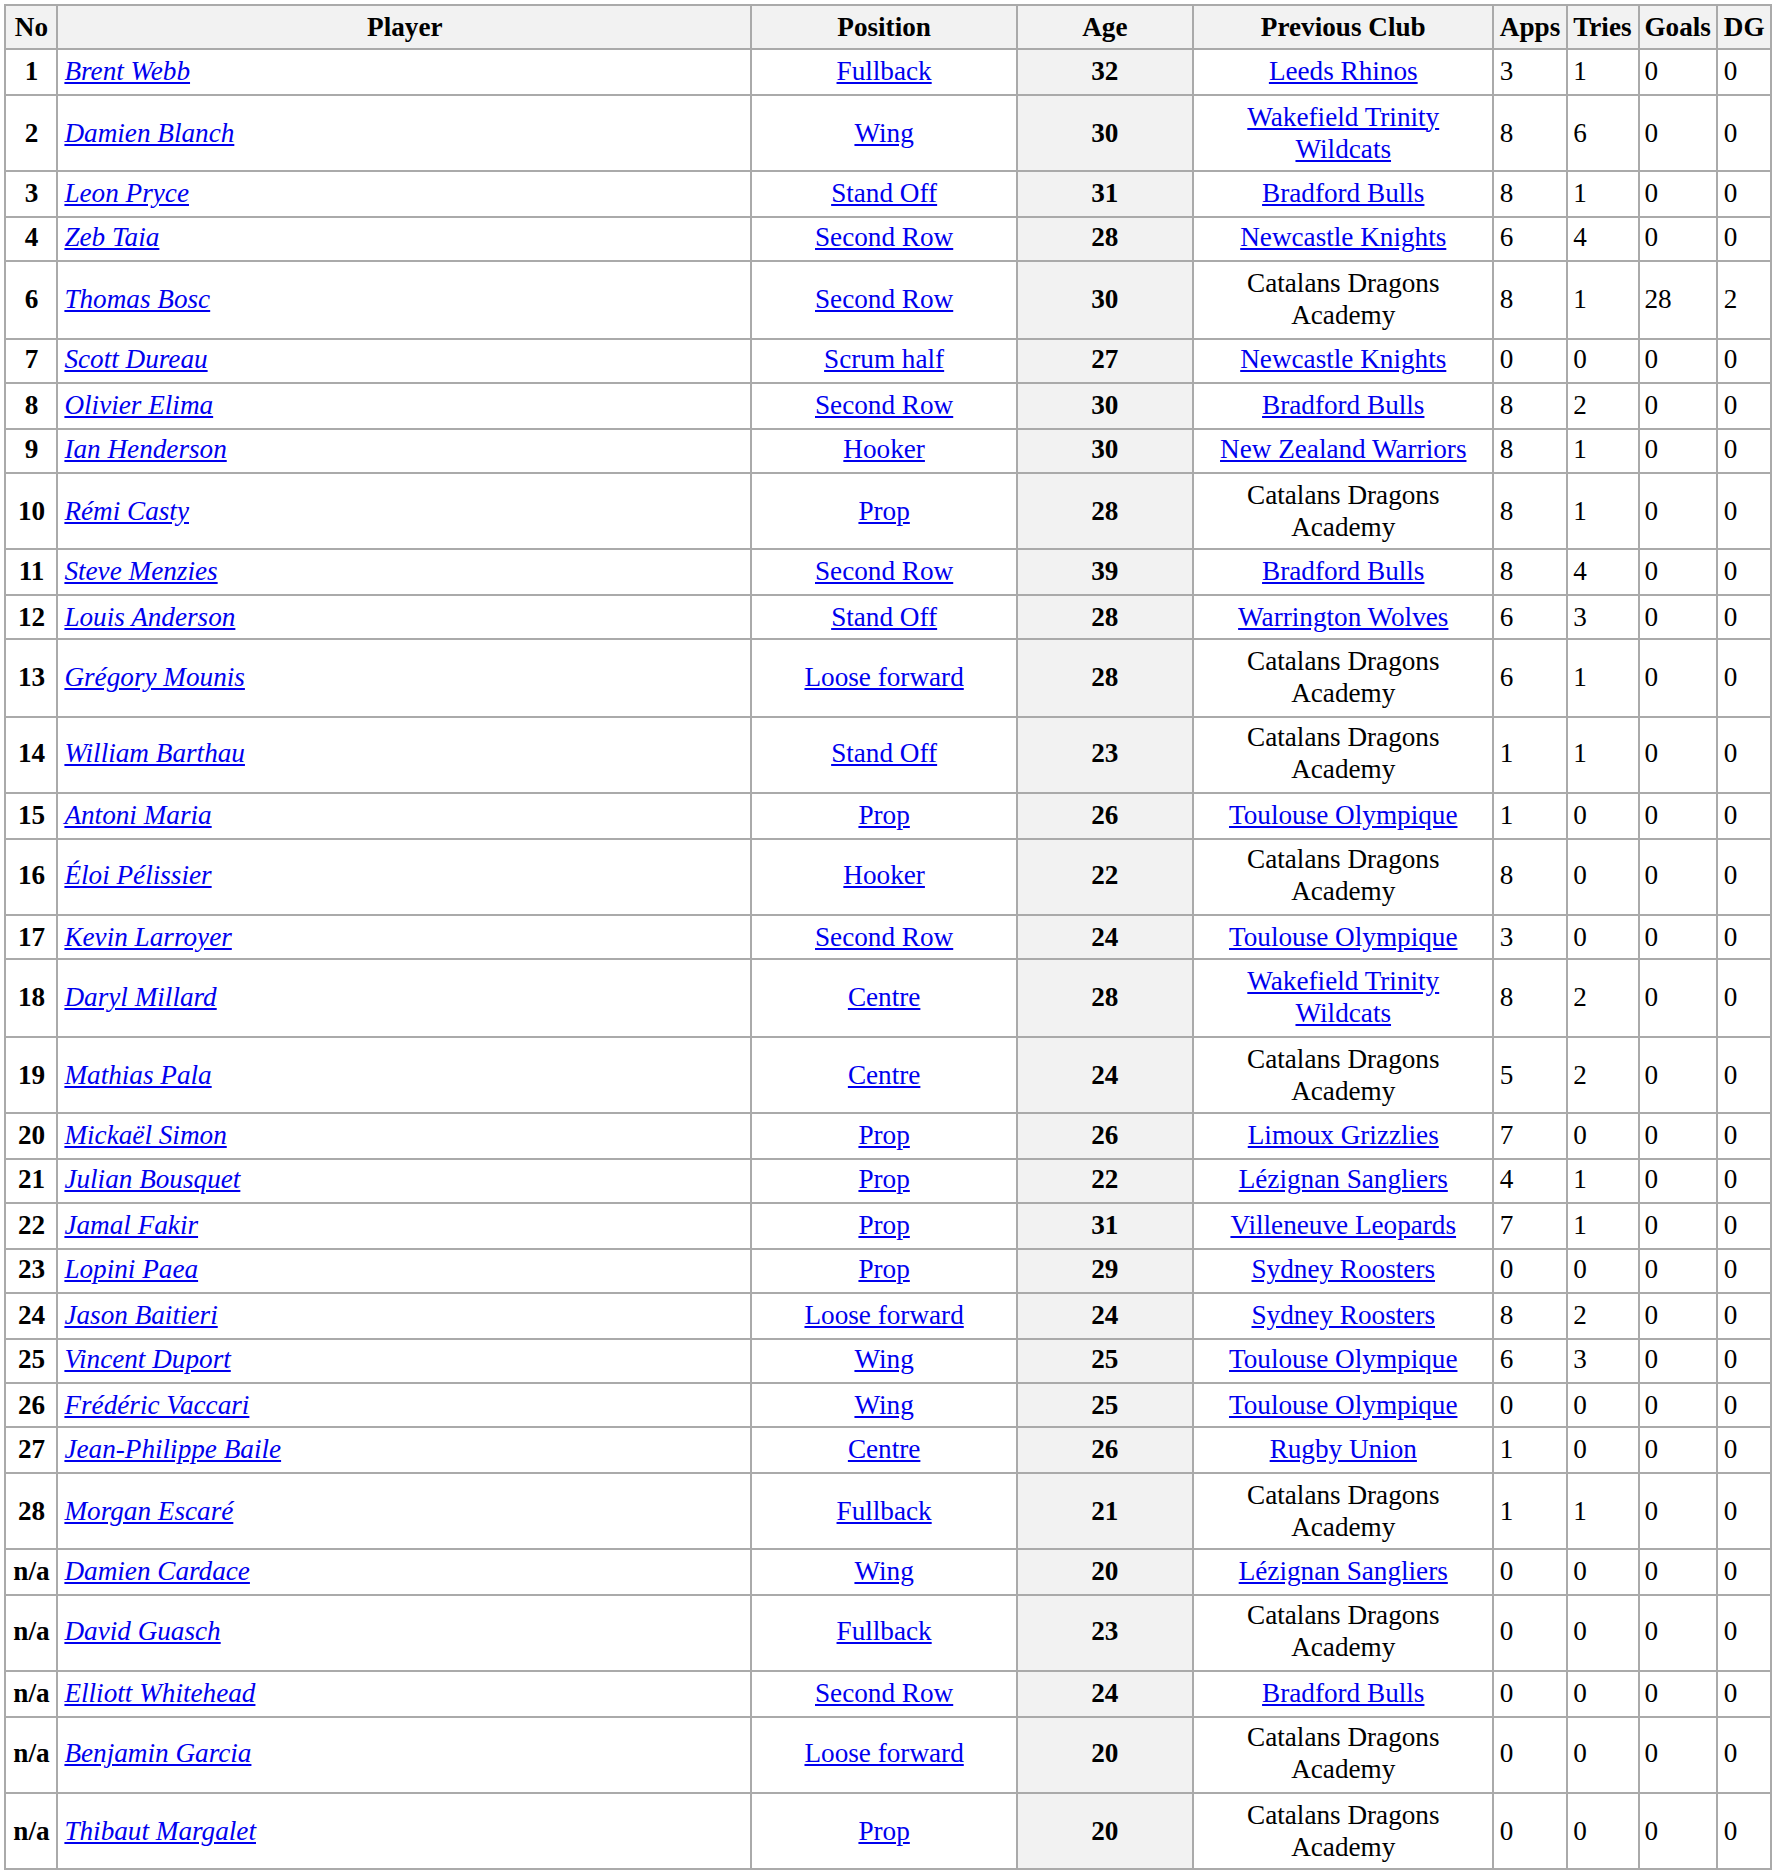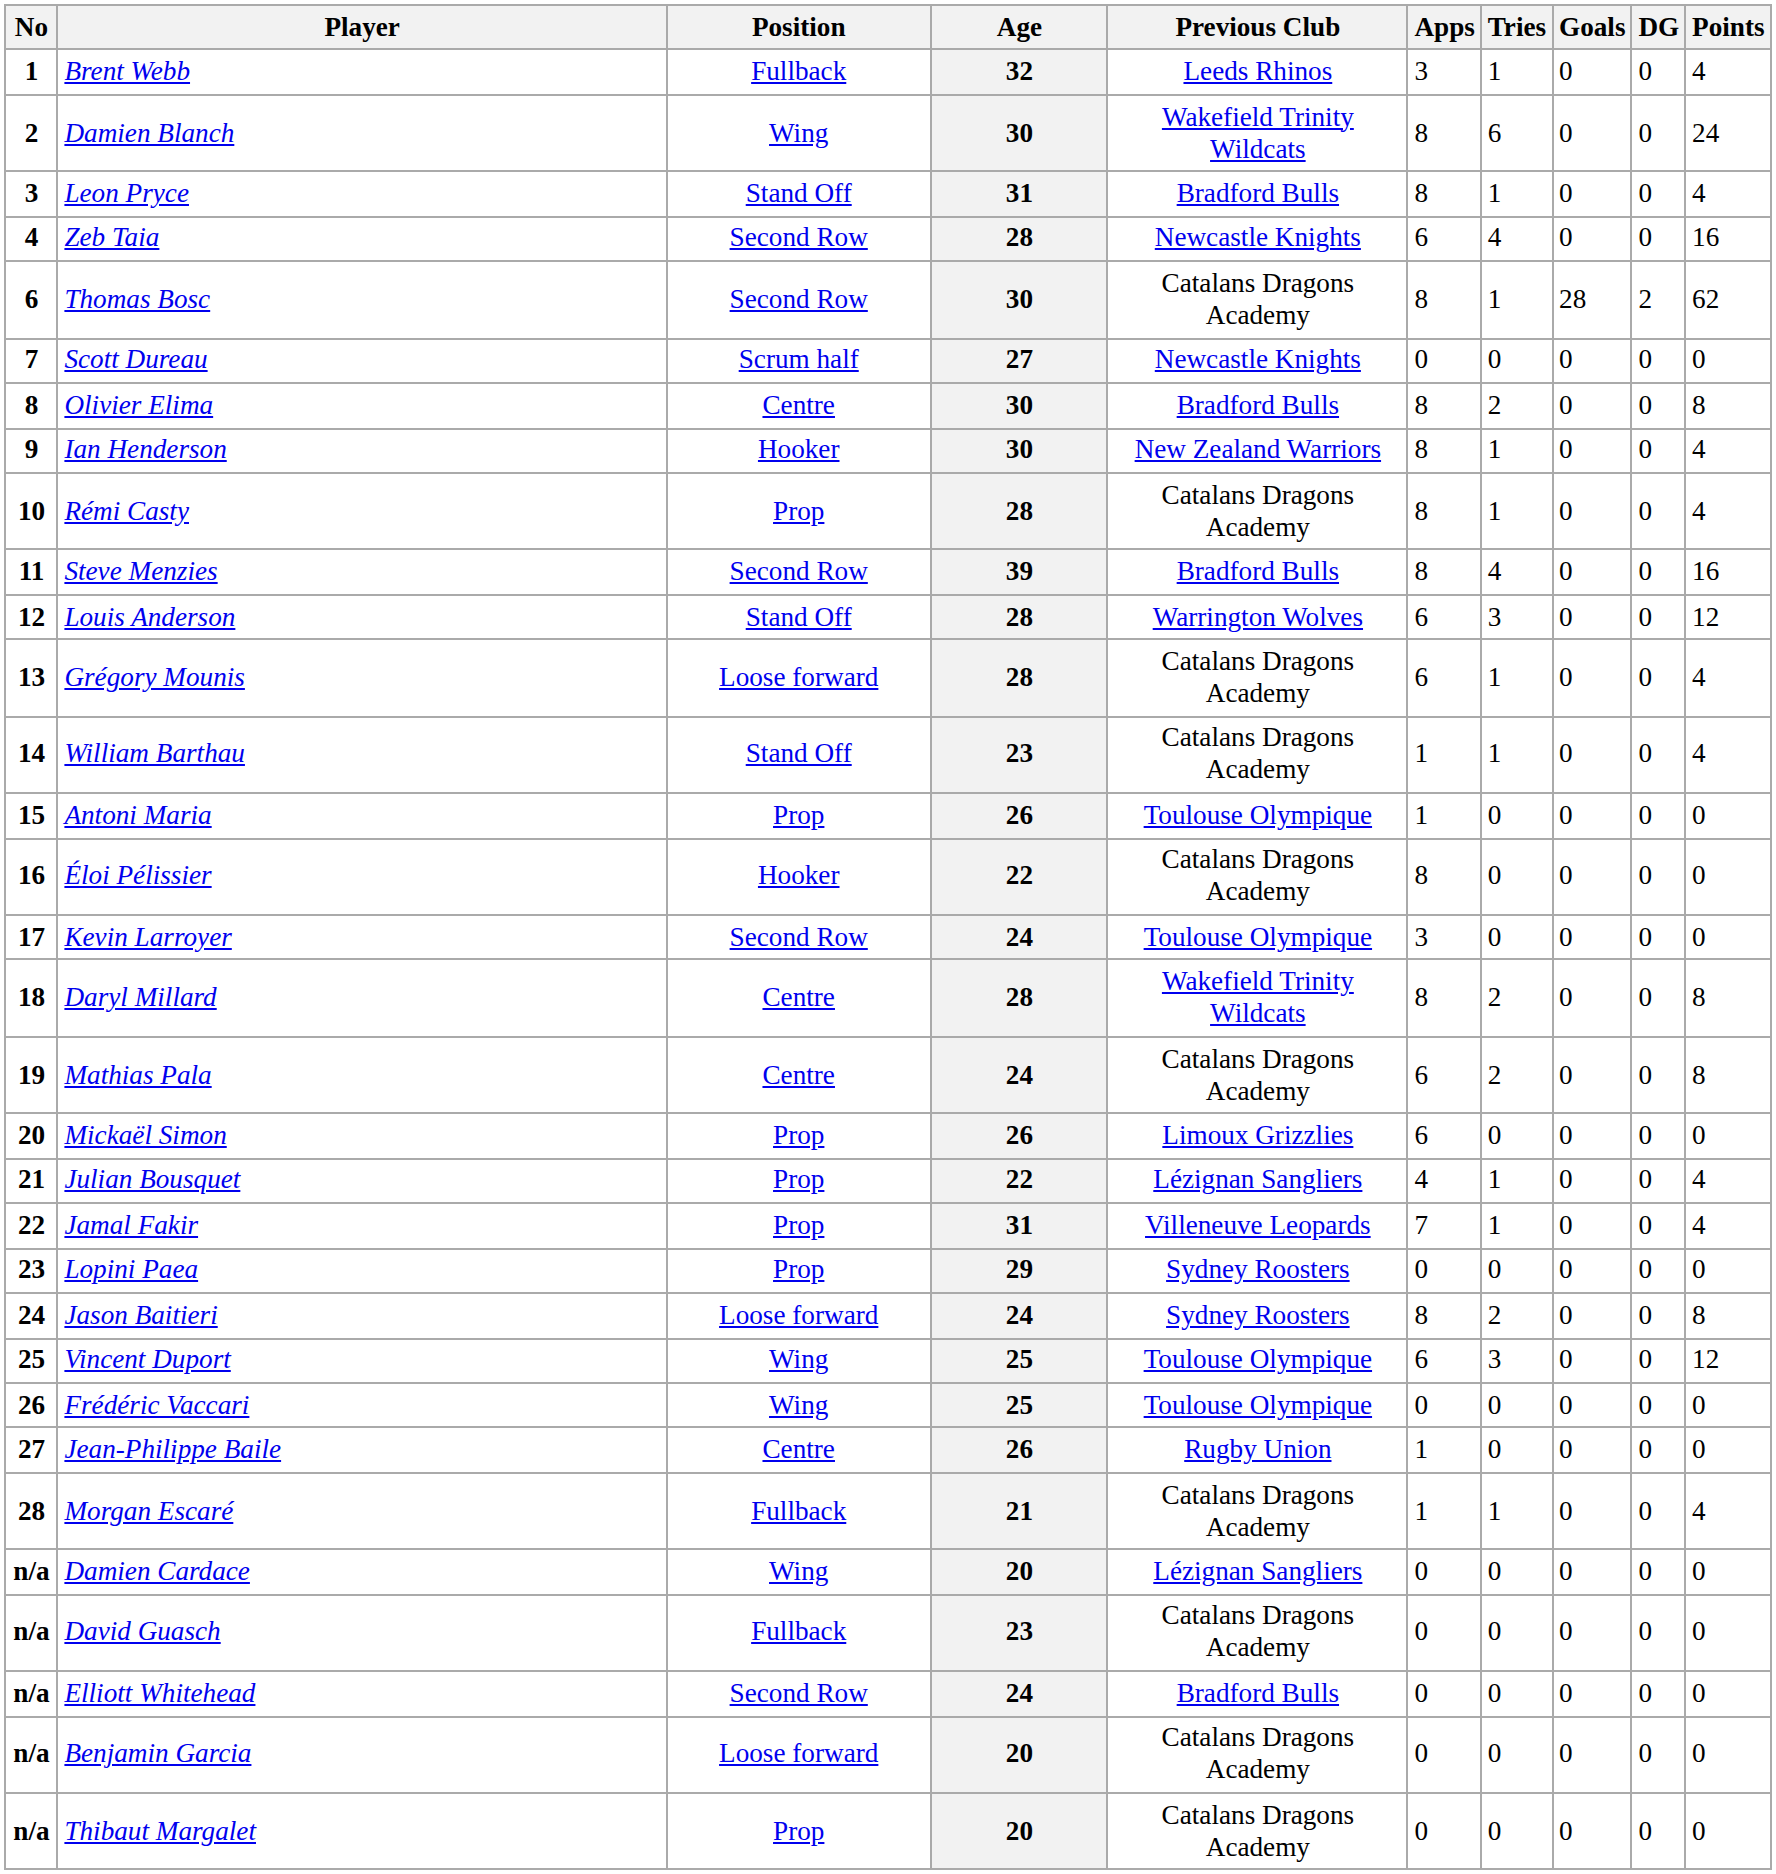+ column: (1728, 26)
(884, 404) Second Row -> (799, 404) Centre
(1507, 1074) 5 -> (1421, 1074) 6
(1507, 1135) 7 -> (1421, 1135) 6
